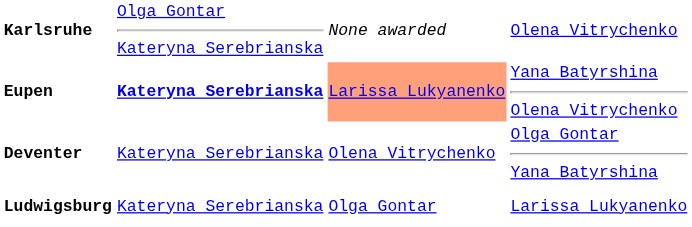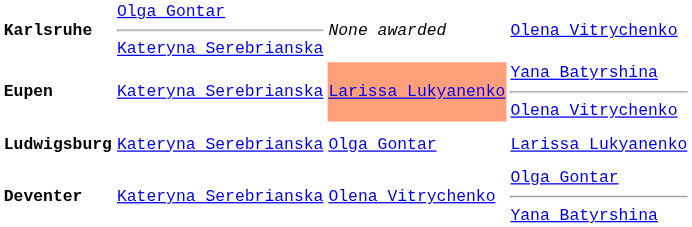(220, 92) bold -> (220, 92) normal
rows swapped: (58, 206) <-> (43, 154)
